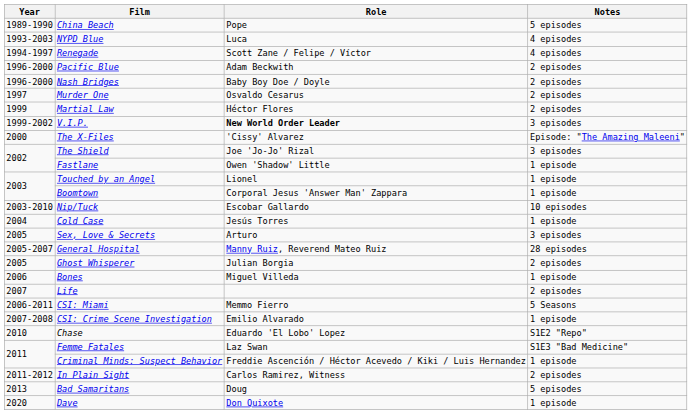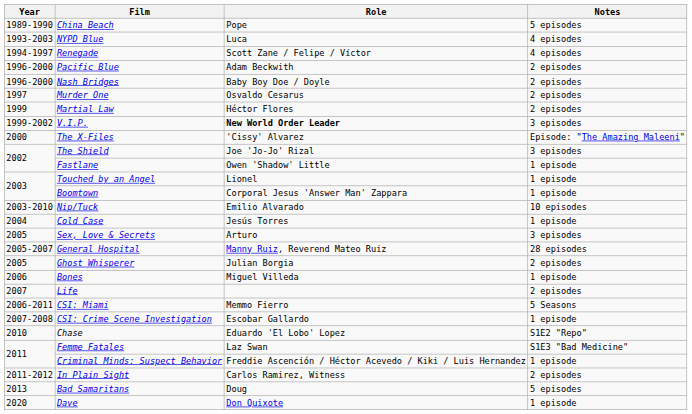(268, 207) Escobar Gallardo -> (265, 207) Emilio Alvarado
(265, 319) Emilio Alvarado -> (268, 319) Escobar Gallardo
